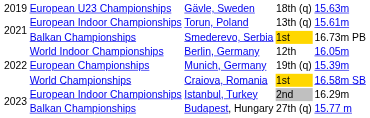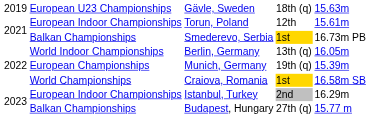(294, 23) 13th (q) -> (286, 23) 12th
(286, 51) 12th -> (294, 51) 13th (q)
